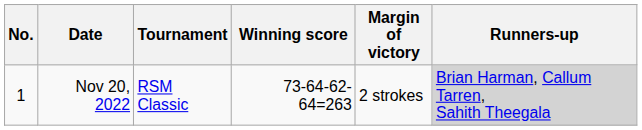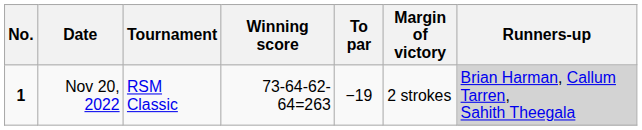+ column: (359, 35)
(21, 95) normal -> (21, 95) bold
